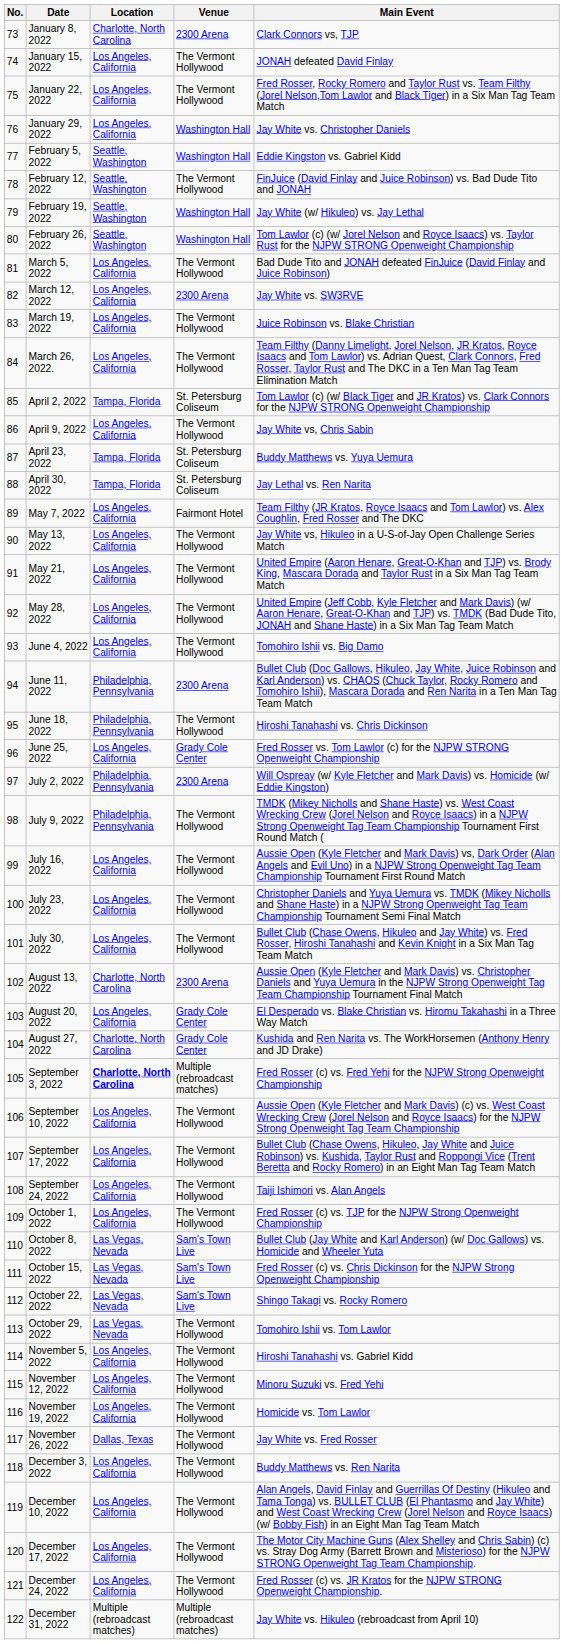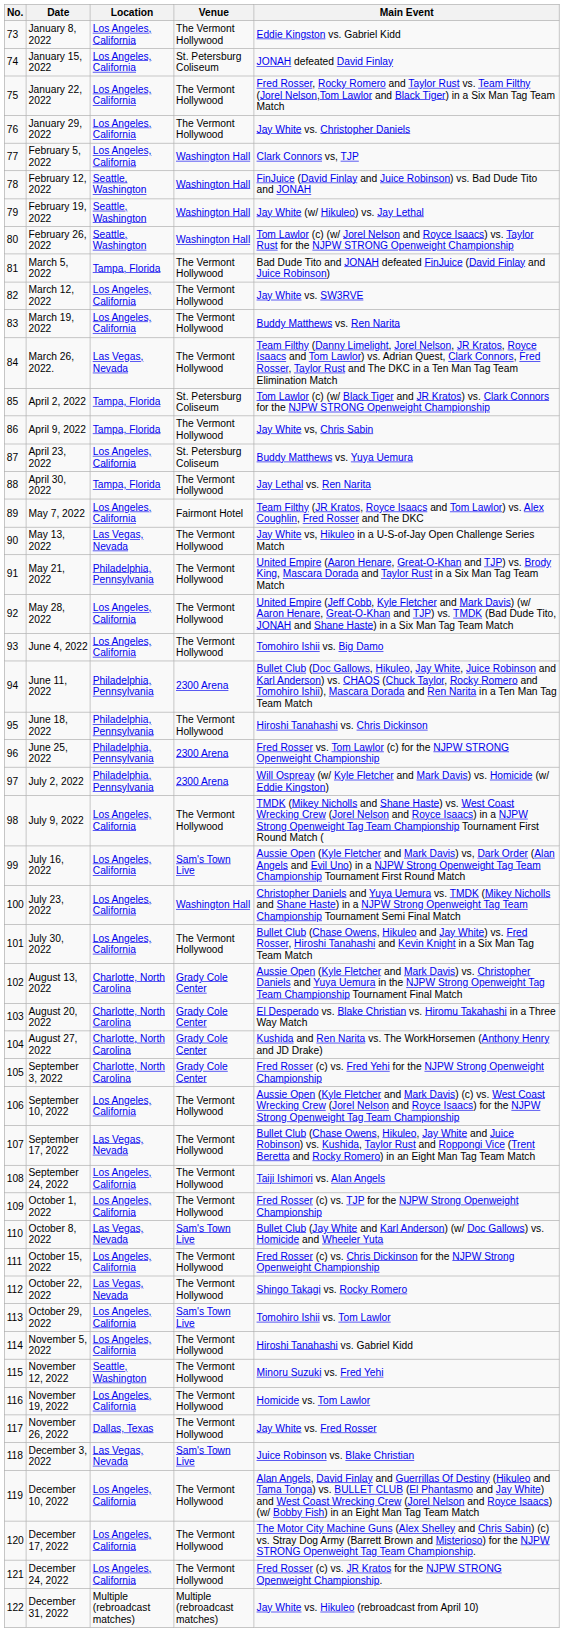(129, 34) Charlotte, North Carolina -> (122, 34) Los Angeles, California
(202, 34) 2300 Arena -> (205, 34) The Vermont Hollywood
(308, 34) Clark Connors vs, TJP -> (329, 34) Eddie Kingston vs. Gabriel Kidd
(205, 62) The Vermont Hollywood -> (209, 62) St. Petersburg Coliseum
(213, 129) Washington Hall -> (205, 129) The Vermont Hollywood
(120, 157) Seattle, Washington -> (122, 157) Los Angeles, California
(329, 157) Eddie Kingston vs. Gabriel Kidd -> (308, 157) Clark Connors vs, TJP
(205, 184) The Vermont Hollywood -> (213, 184) Washington Hall
(122, 268) Los Angeles, California -> (127, 268) Tampa, Florida
(202, 295) 2300 Arena -> (205, 295) The Vermont Hollywood
(335, 323) Juice Robinson vs. Blake Christian -> (328, 323) Buddy Matthews vs. Ren Narita
(122, 363) Los Angeles, California -> (118, 363) Las Vegas, Nevada
(122, 430) Los Angeles, California -> (127, 430) Tampa, Florida
(127, 457) Tampa, Florida -> (122, 457) Los Angeles, California
(209, 485) St. Petersburg Coliseum -> (205, 485) The Vermont Hollywood
(122, 541) Los Angeles, California -> (118, 541) Las Vegas, Nevada
(122, 574) Los Angeles, California -> (123, 574) Philadelphia, Pennsylvania
(122, 753) Los Angeles, California -> (123, 753) Philadelphia, Pennsylvania
(202, 753) Grady Cole Center -> (202, 753) 2300 Arena
(123, 820) Philadelphia, Pennsylvania -> (122, 820) Los Angeles, California
(205, 865) The Vermont Hollywood -> (203, 865) Sam's Town Live
(205, 905) The Vermont Hollywood -> (213, 905) Washington Hall
(202, 983) 2300 Arena -> (202, 983) Grady Cole Center
(122, 1017) Los Angeles, California -> (129, 1017) Charlotte, North Carolina
(132, 1078) bold -> (129, 1072) normal
(205, 1078) Multiple (rebroadcast matches) -> (202, 1072) Grady Cole Center
(122, 1157) Los Angeles, California -> (118, 1145) Las Vegas, Nevada
(118, 1273) Las Vegas, Nevada -> (122, 1262) Los Angeles, California
(203, 1273) Sam's Town Live -> (205, 1262) The Vermont Hollywood
(203, 1301) Sam's Town Live -> (205, 1290) The Vermont Hollywood
(118, 1329) Las Vegas, Nevada -> (122, 1317) Los Angeles, California
(205, 1329) The Vermont Hollywood -> (203, 1317) Sam's Town Live
(122, 1384) Los Angeles, California -> (120, 1373) Seattle, Washington
(122, 1468) Los Angeles, California -> (118, 1456) Las Vegas, Nevada
(205, 1468) The Vermont Hollywood -> (203, 1456) Sam's Town Live
(328, 1468) Buddy Matthews vs. Ren Narita -> (335, 1456) Juice Robinson vs. Blake Christian
